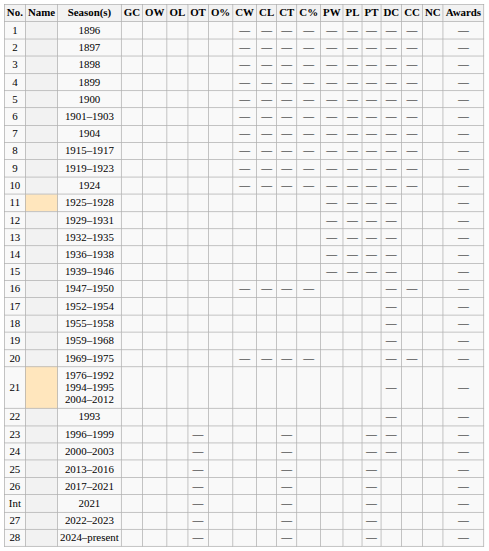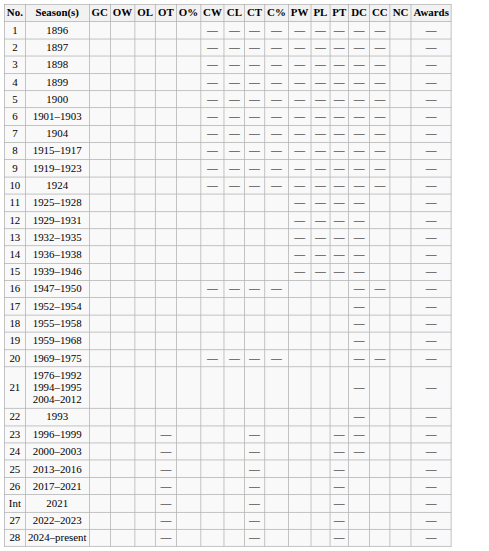- column: (41, 13)
